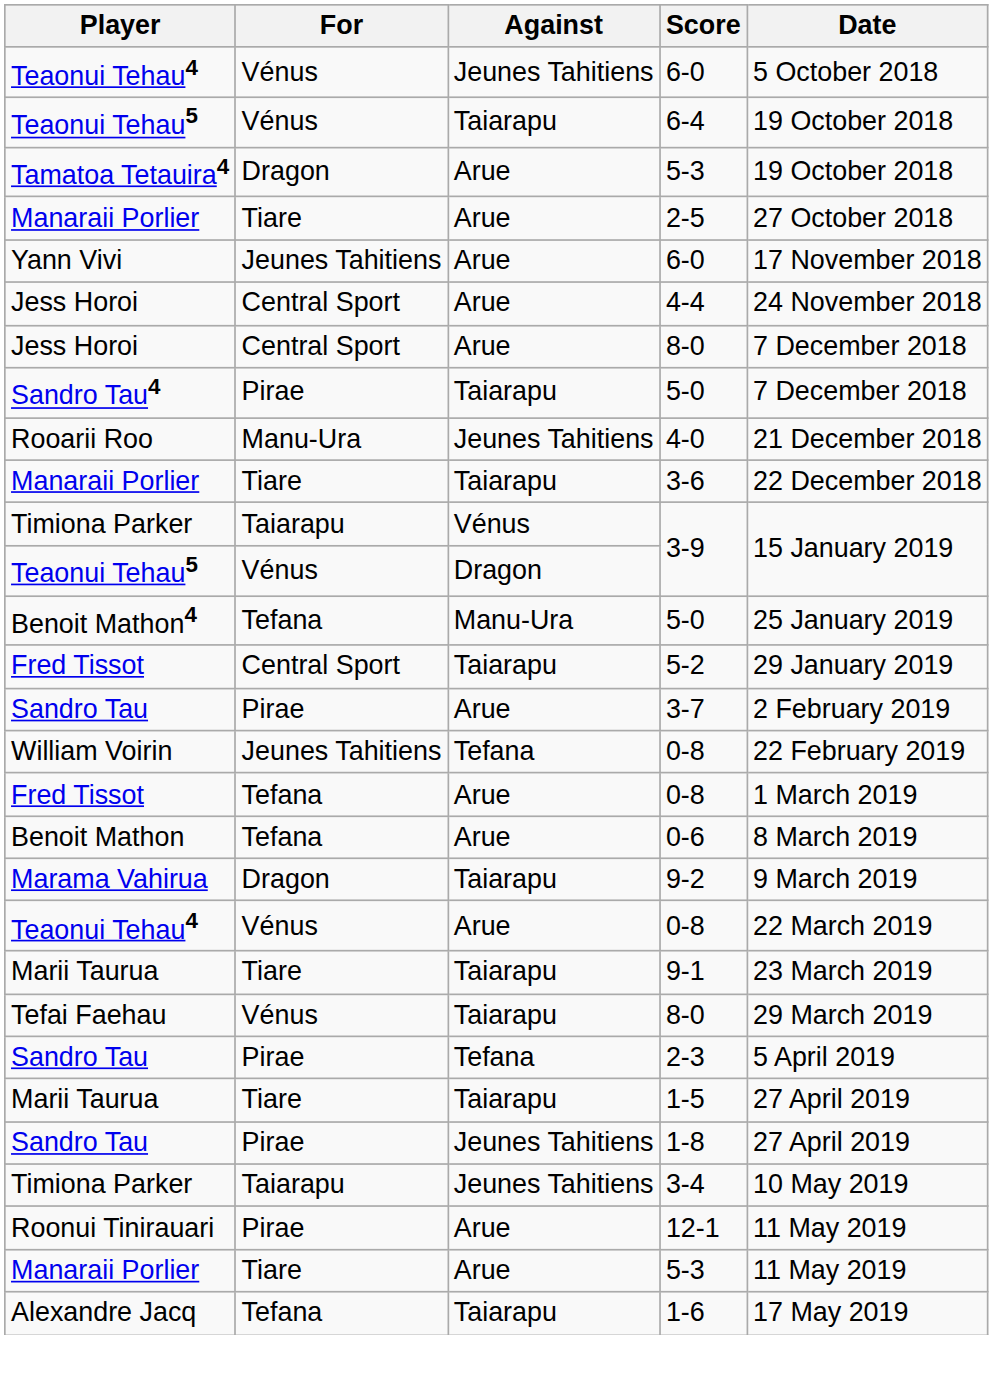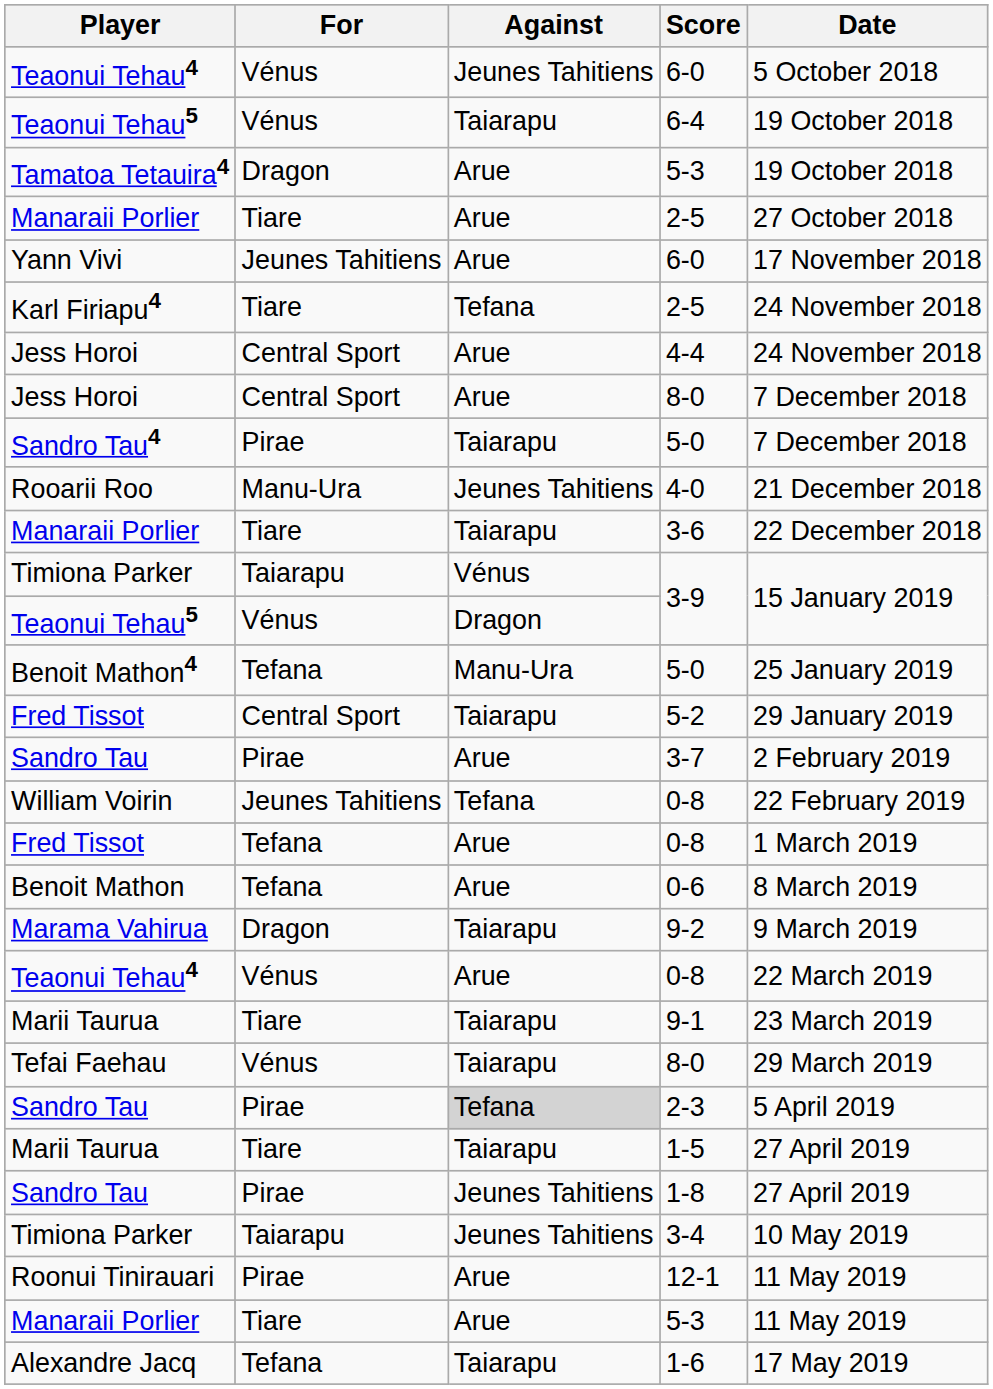+ row: (86, 307)
(494, 1057) no background -> (494, 1107) lightgrey background
